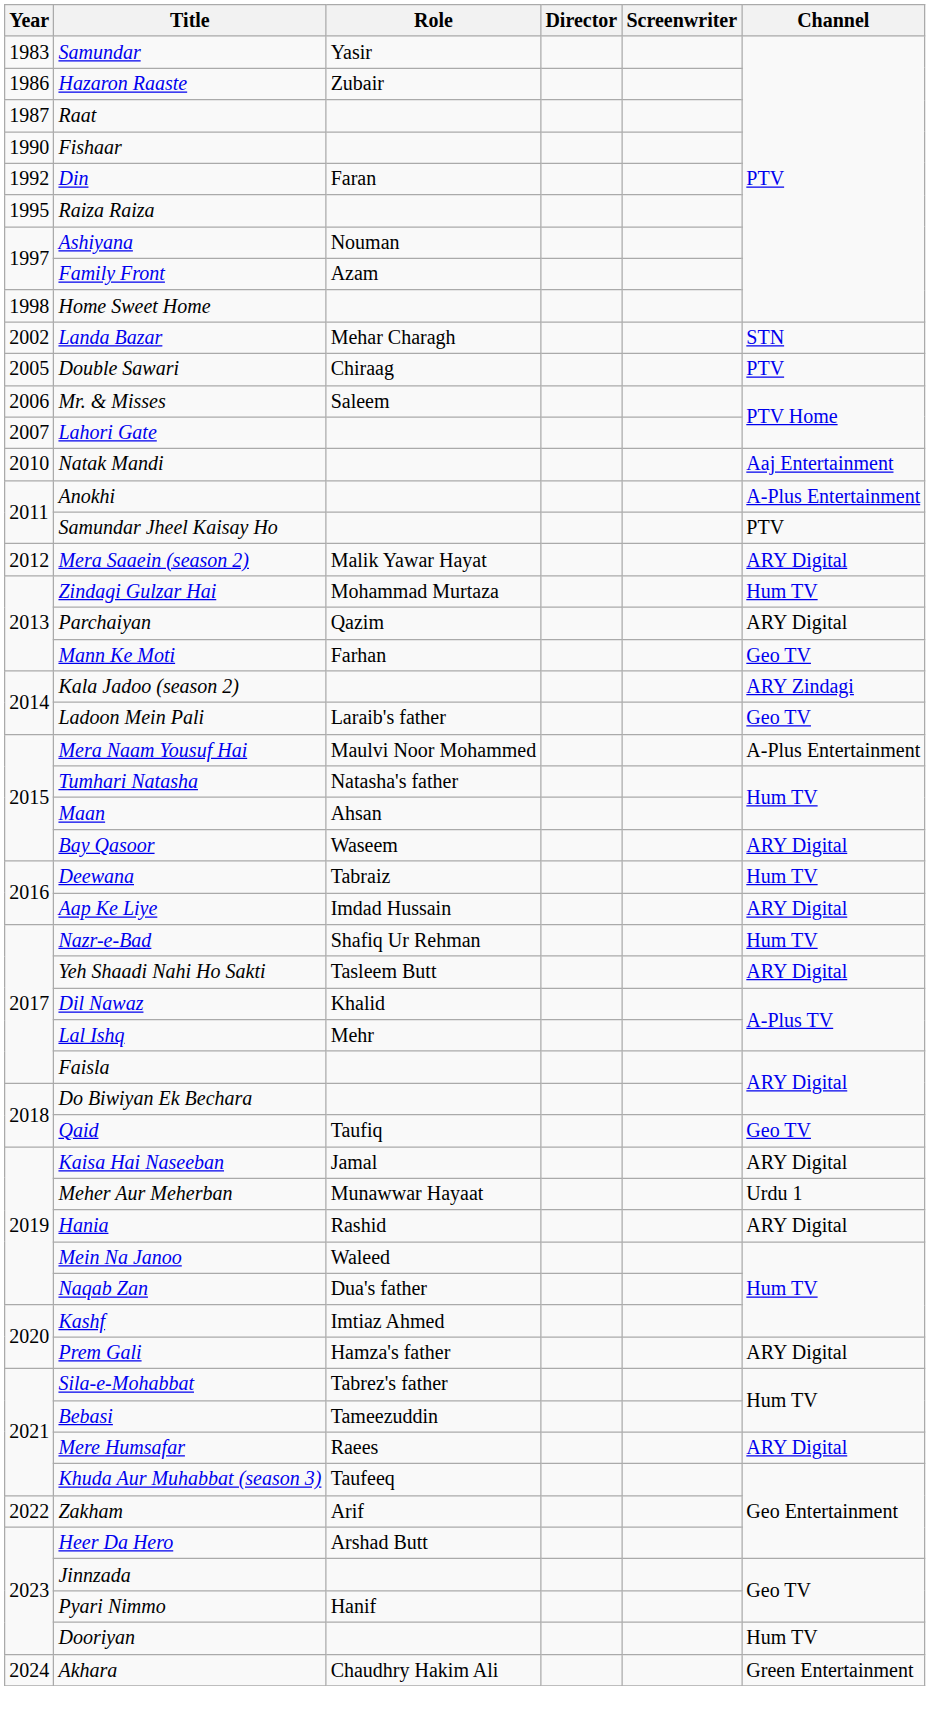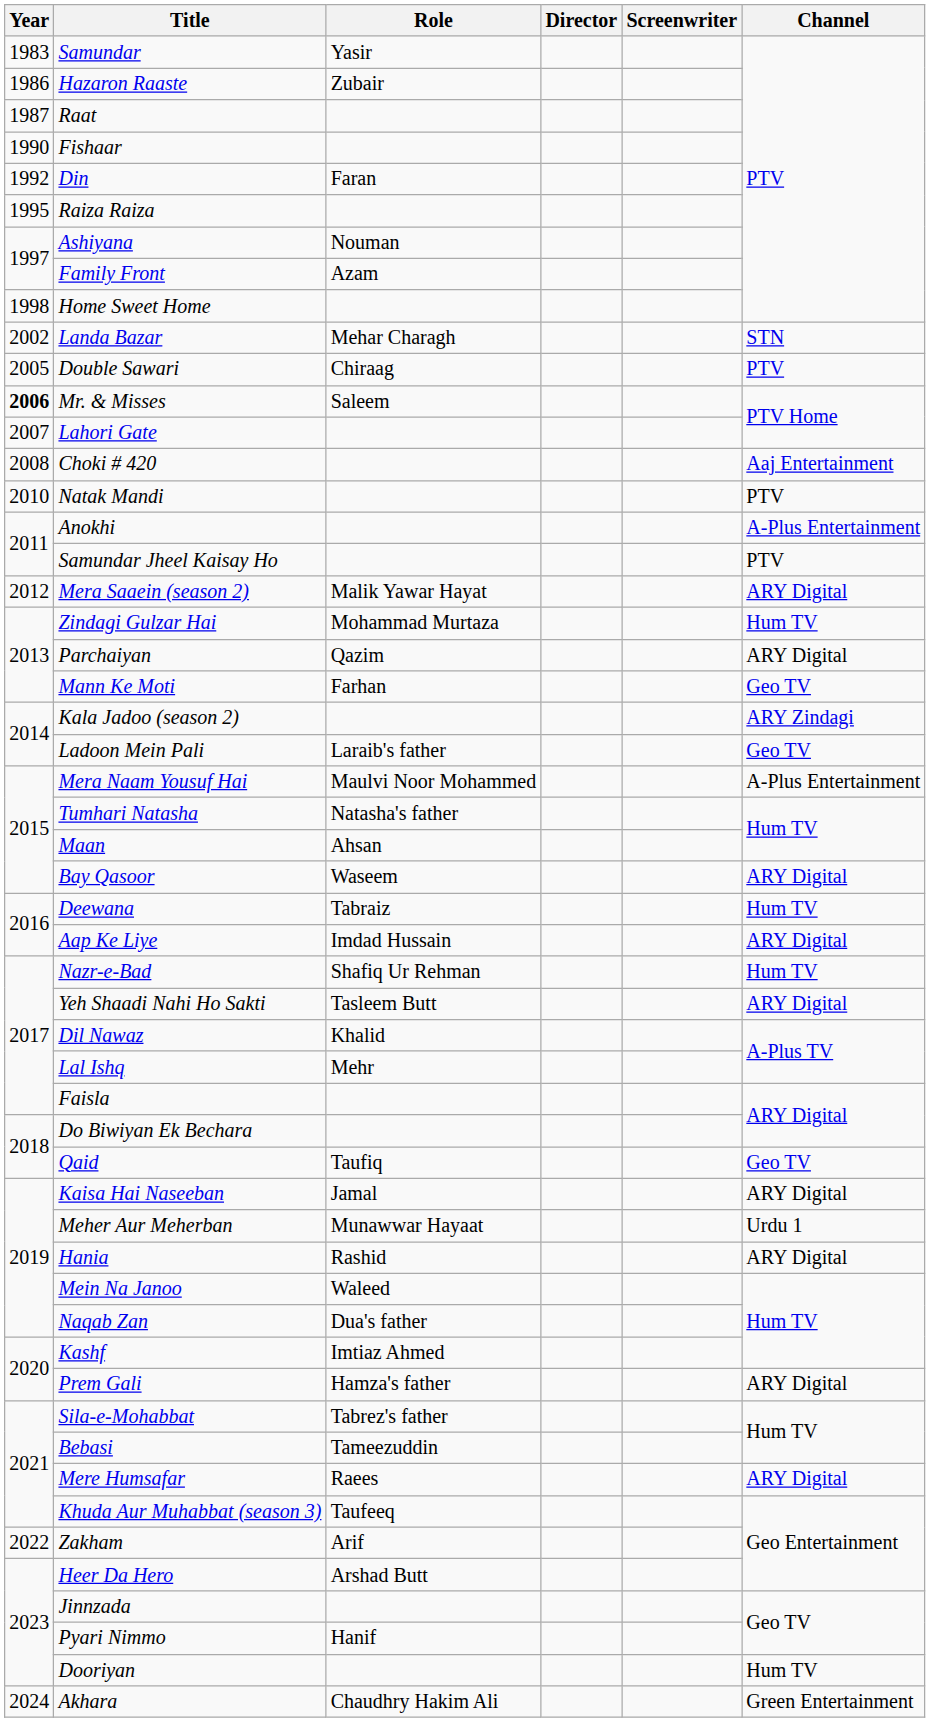(29, 400) normal -> (29, 400) bold
+ row: (107, 464)
(820, 464) Aaj Entertainment -> (765, 496) PTV
